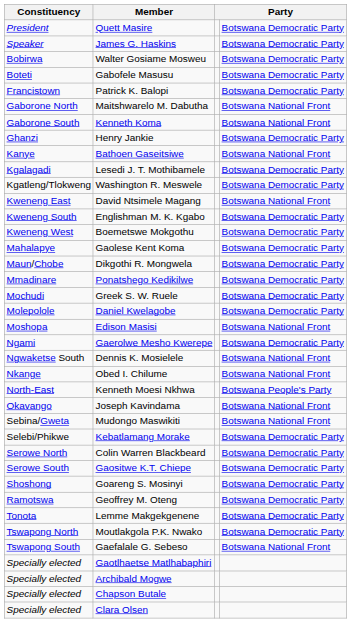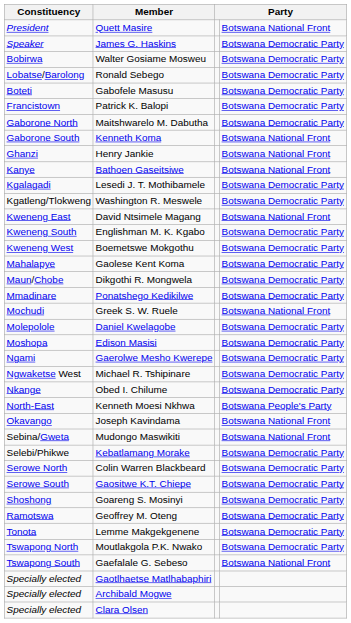(283, 28) Botswana Democratic Party -> (276, 28) Botswana National Front
+ row: (130, 75)
(276, 106) Botswana National Front -> (283, 122) Botswana Democratic Party
(283, 138) Botswana Democratic Party -> (276, 153) Botswana National Front
(283, 295) Botswana Democratic Party -> (276, 311) Botswana National Front
(276, 327) Botswana National Front -> (283, 342) Botswana Democratic Party
- row: (139, 358)
+ row: (143, 374)
(276, 374) Botswana National Front -> (283, 389) Botswana Democratic Party
- row: (131, 594)
